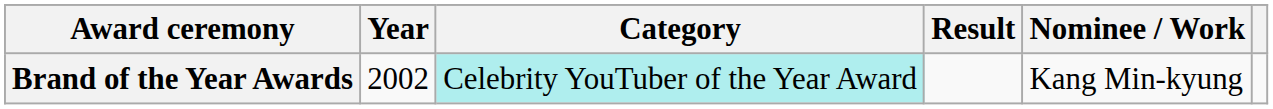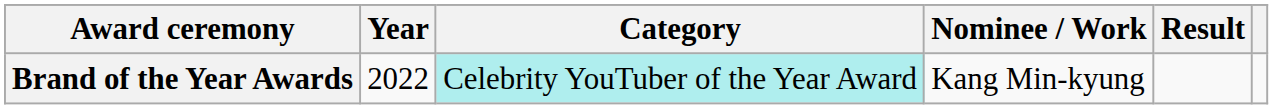columns swapped: (1137, 28) <-> (973, 28)
(398, 77) 2002 -> (398, 77) 2022
